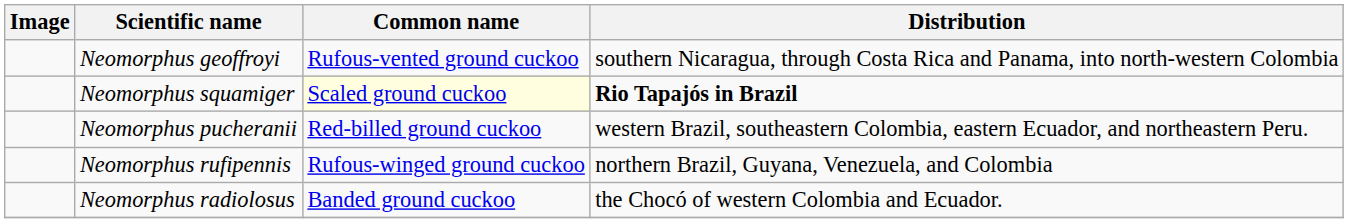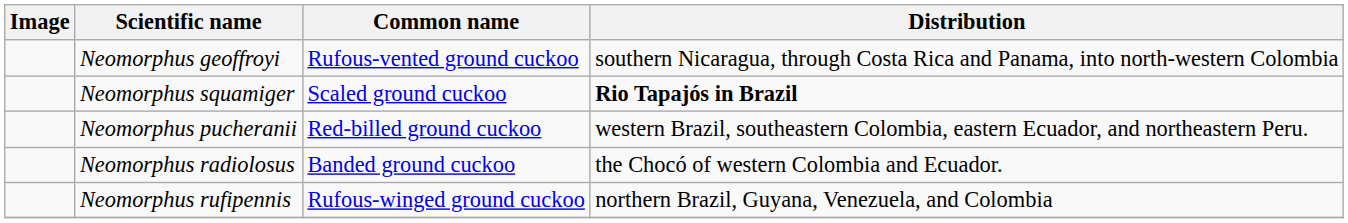(407, 93) lightyellow background -> (407, 93) no background
rows swapped: (187, 199) <-> (185, 164)
